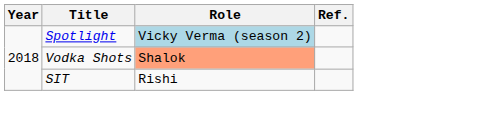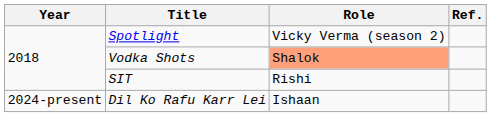(225, 37) lightblue background -> (359, 37) no background
+ row: (187, 101)
